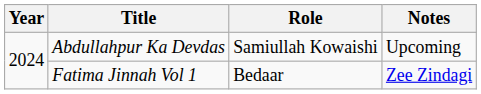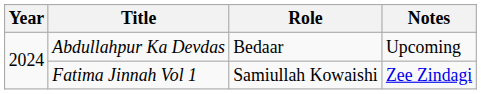(305, 46) Samiullah Kowaishi -> (258, 46) Bedaar
(258, 74) Bedaar -> (305, 74) Samiullah Kowaishi
